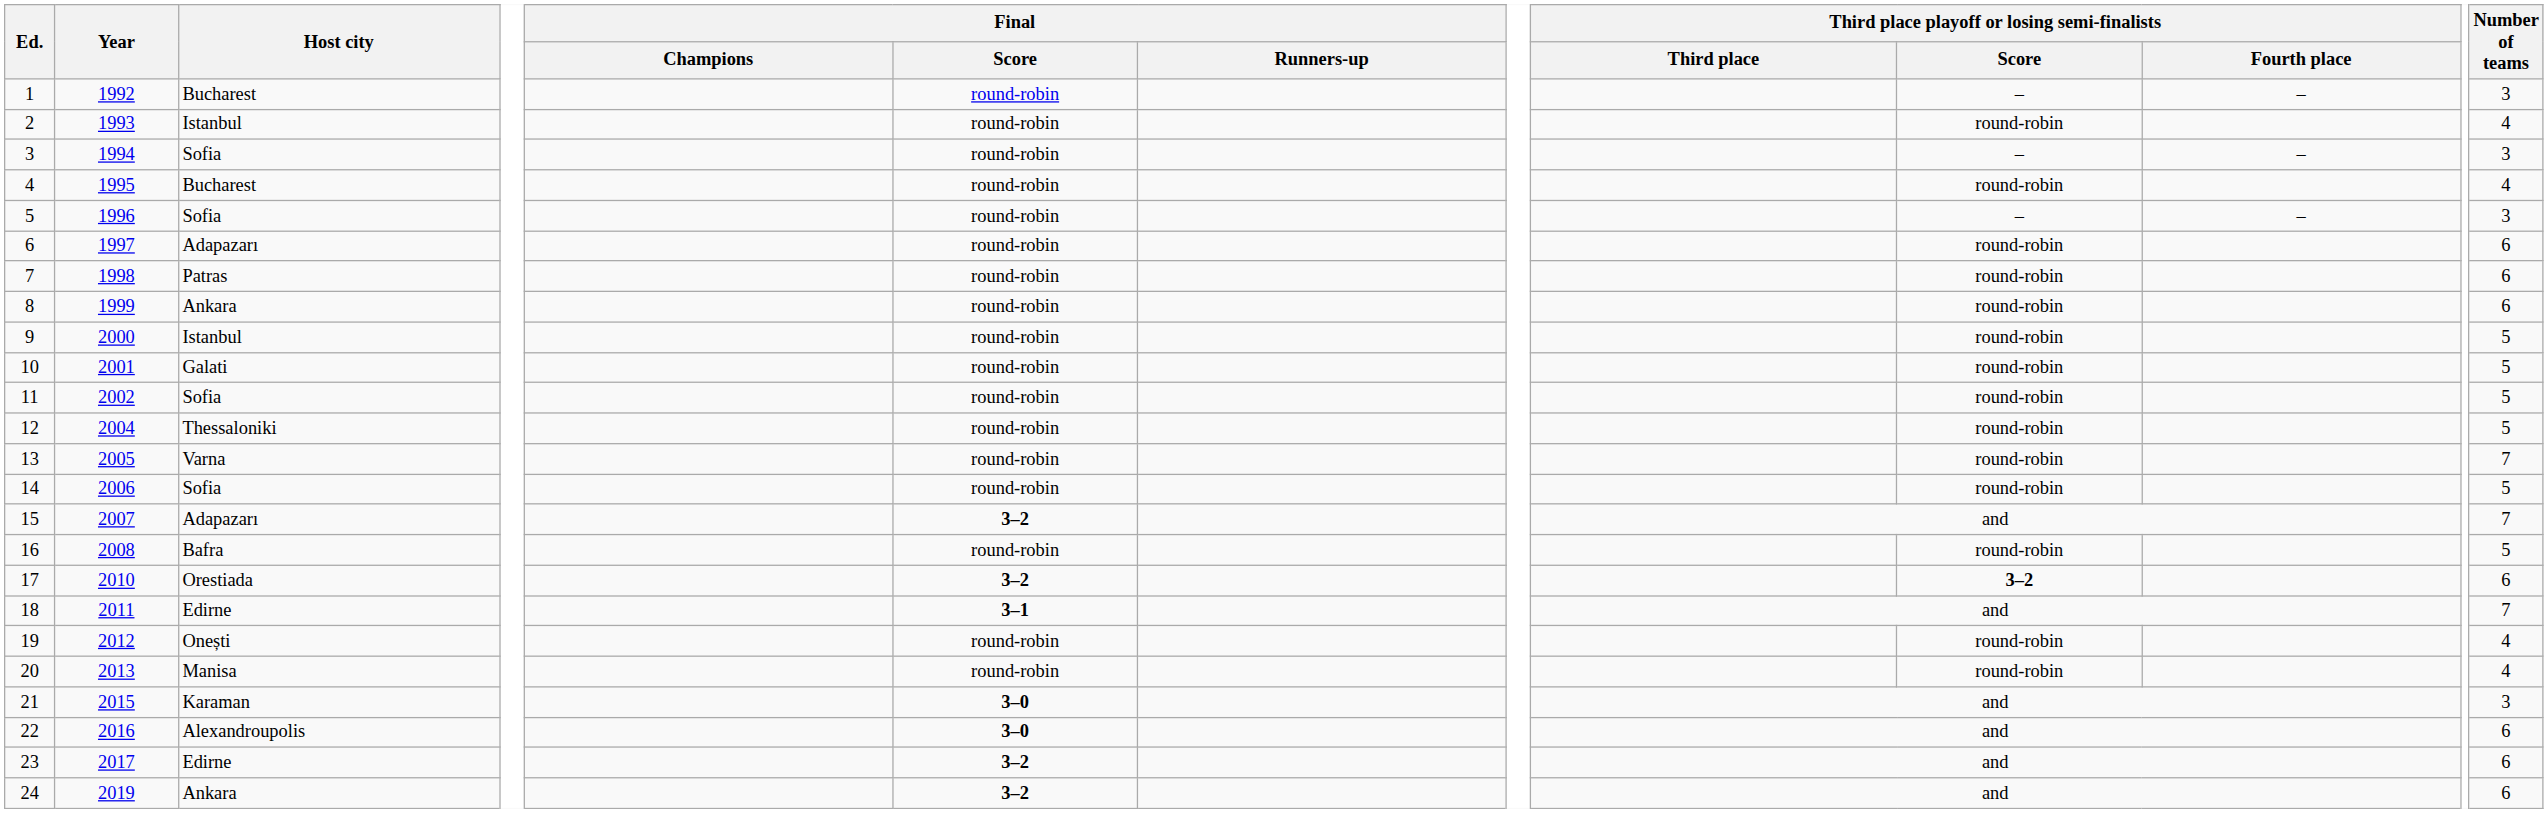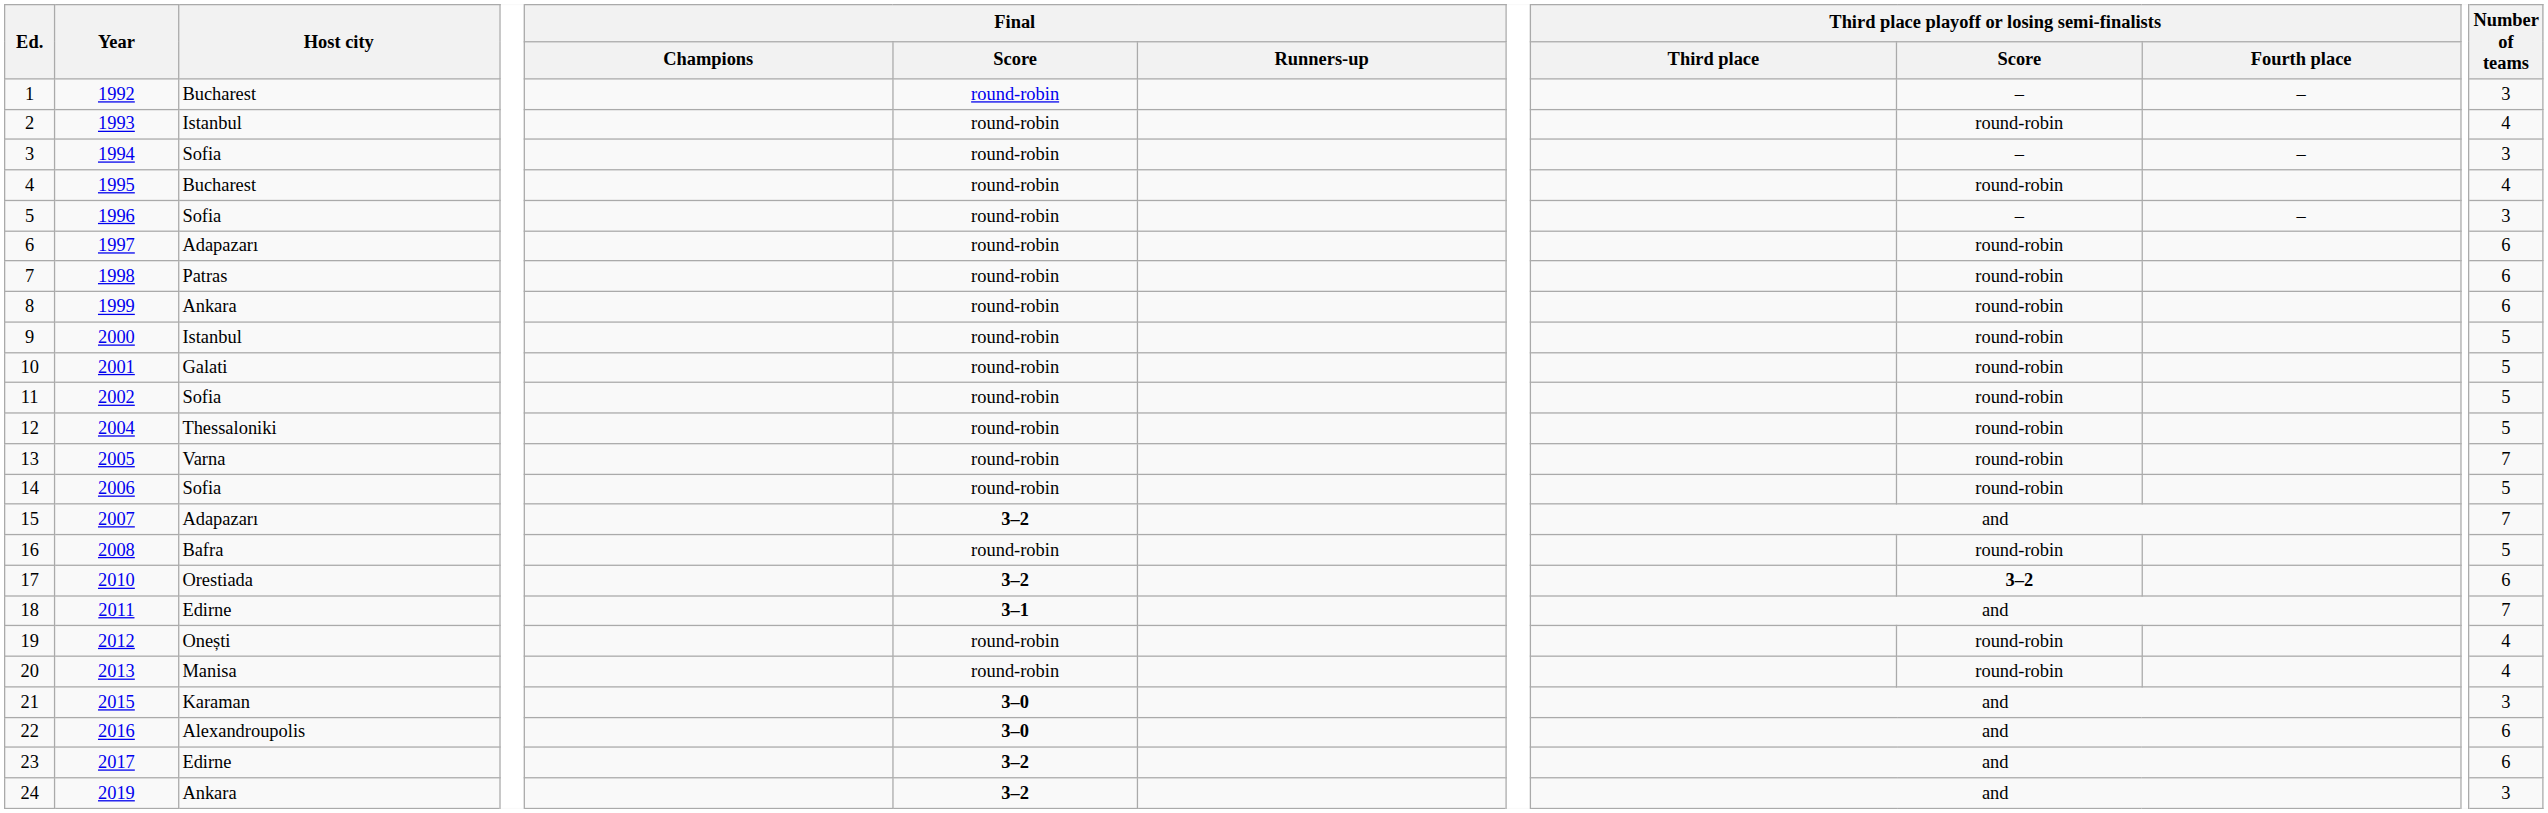(2506, 793) 6 -> (2506, 793) 3
